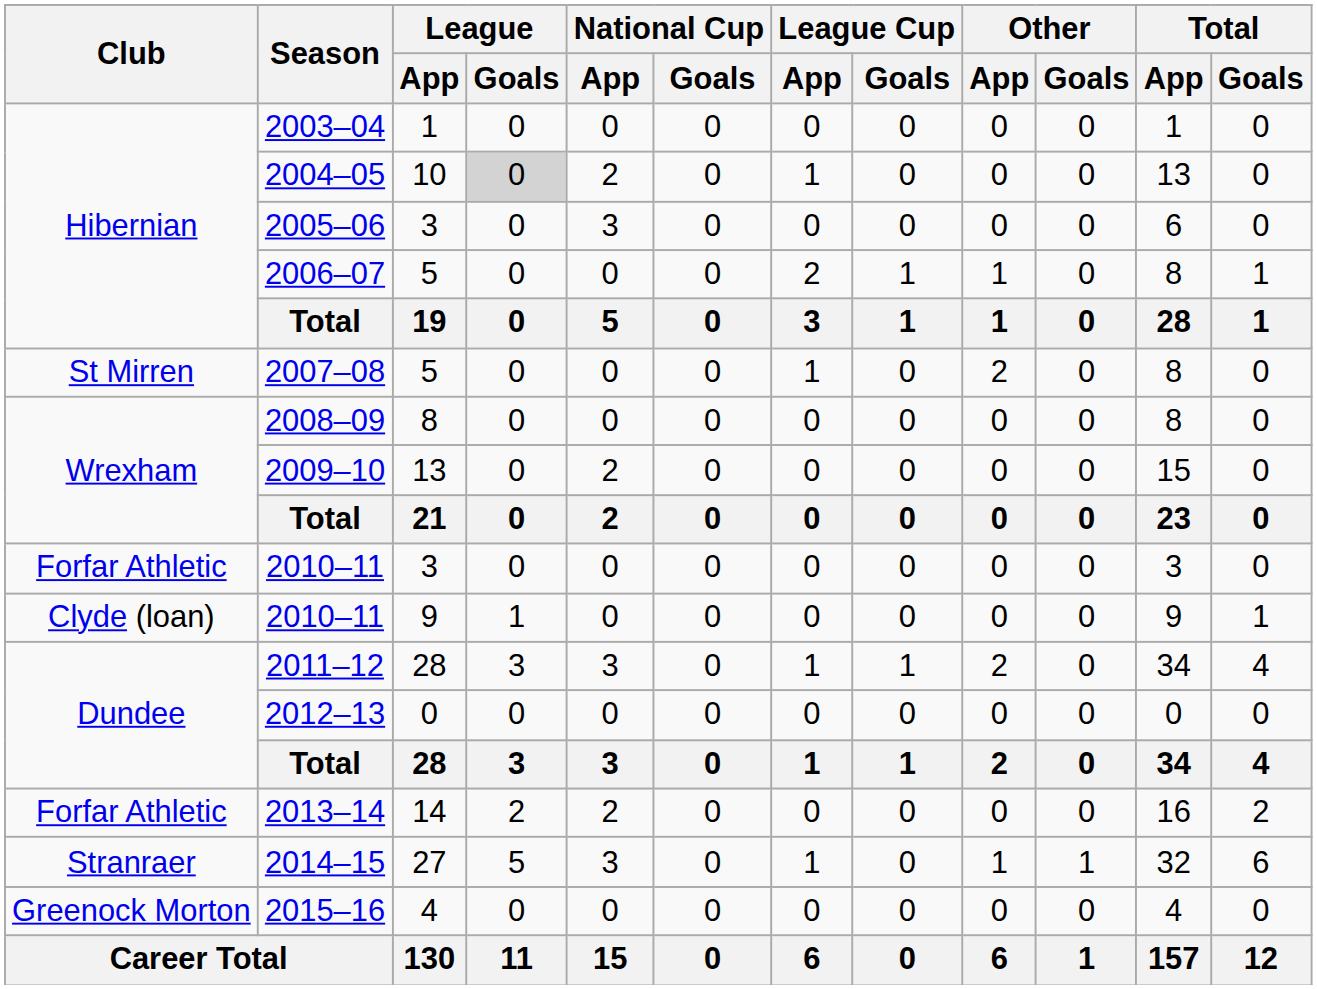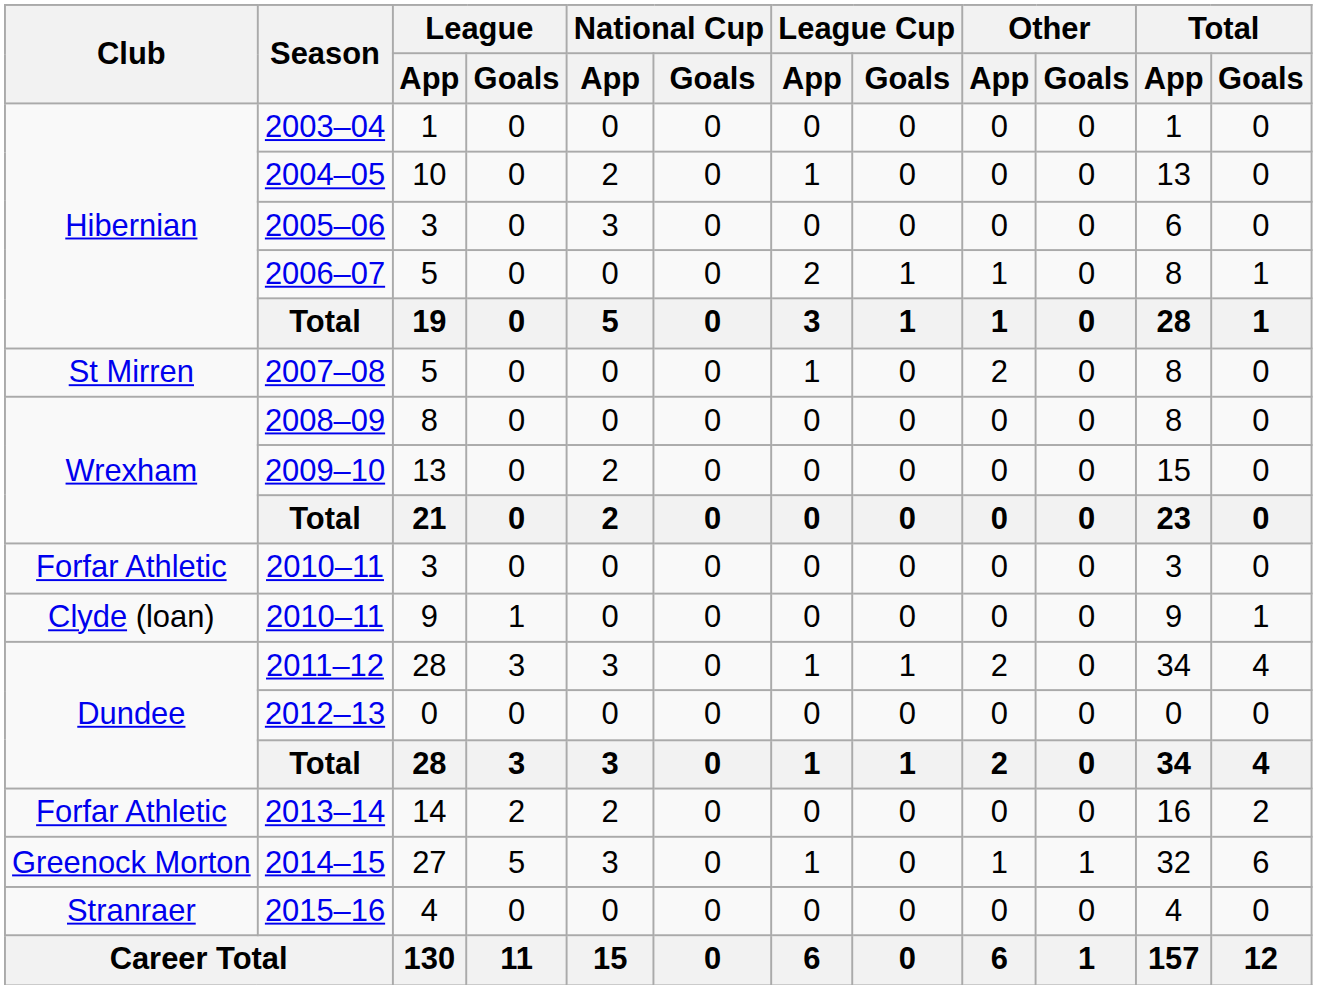(517, 175) lightgrey background -> (517, 175) no background
(131, 861) Stranraer -> (131, 861) Greenock Morton
(131, 910) Greenock Morton -> (131, 910) Stranraer
